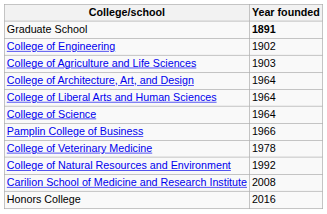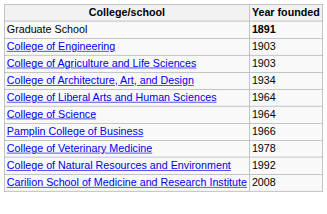(264, 47) 1902 -> (264, 47) 1903
(264, 81) 1964 -> (264, 81) 1934
- row: (44, 200)
